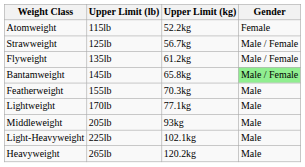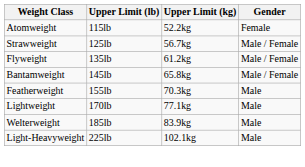(270, 75) lightgreen background -> (270, 75) no background
+ row: (33, 122)
- row: (34, 122)
- row: (33, 153)
